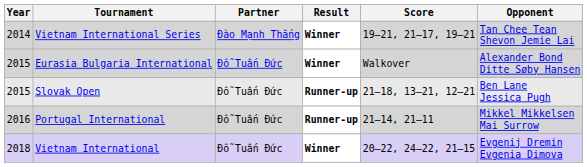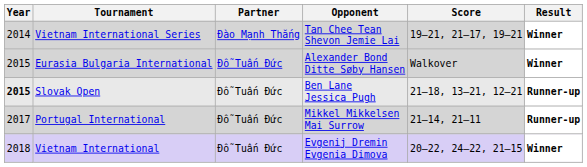columns swapped: (530, 12) <-> (331, 12)
(19, 91) normal -> (19, 91) bold
(19, 120) 2016 -> (19, 120) 2017
